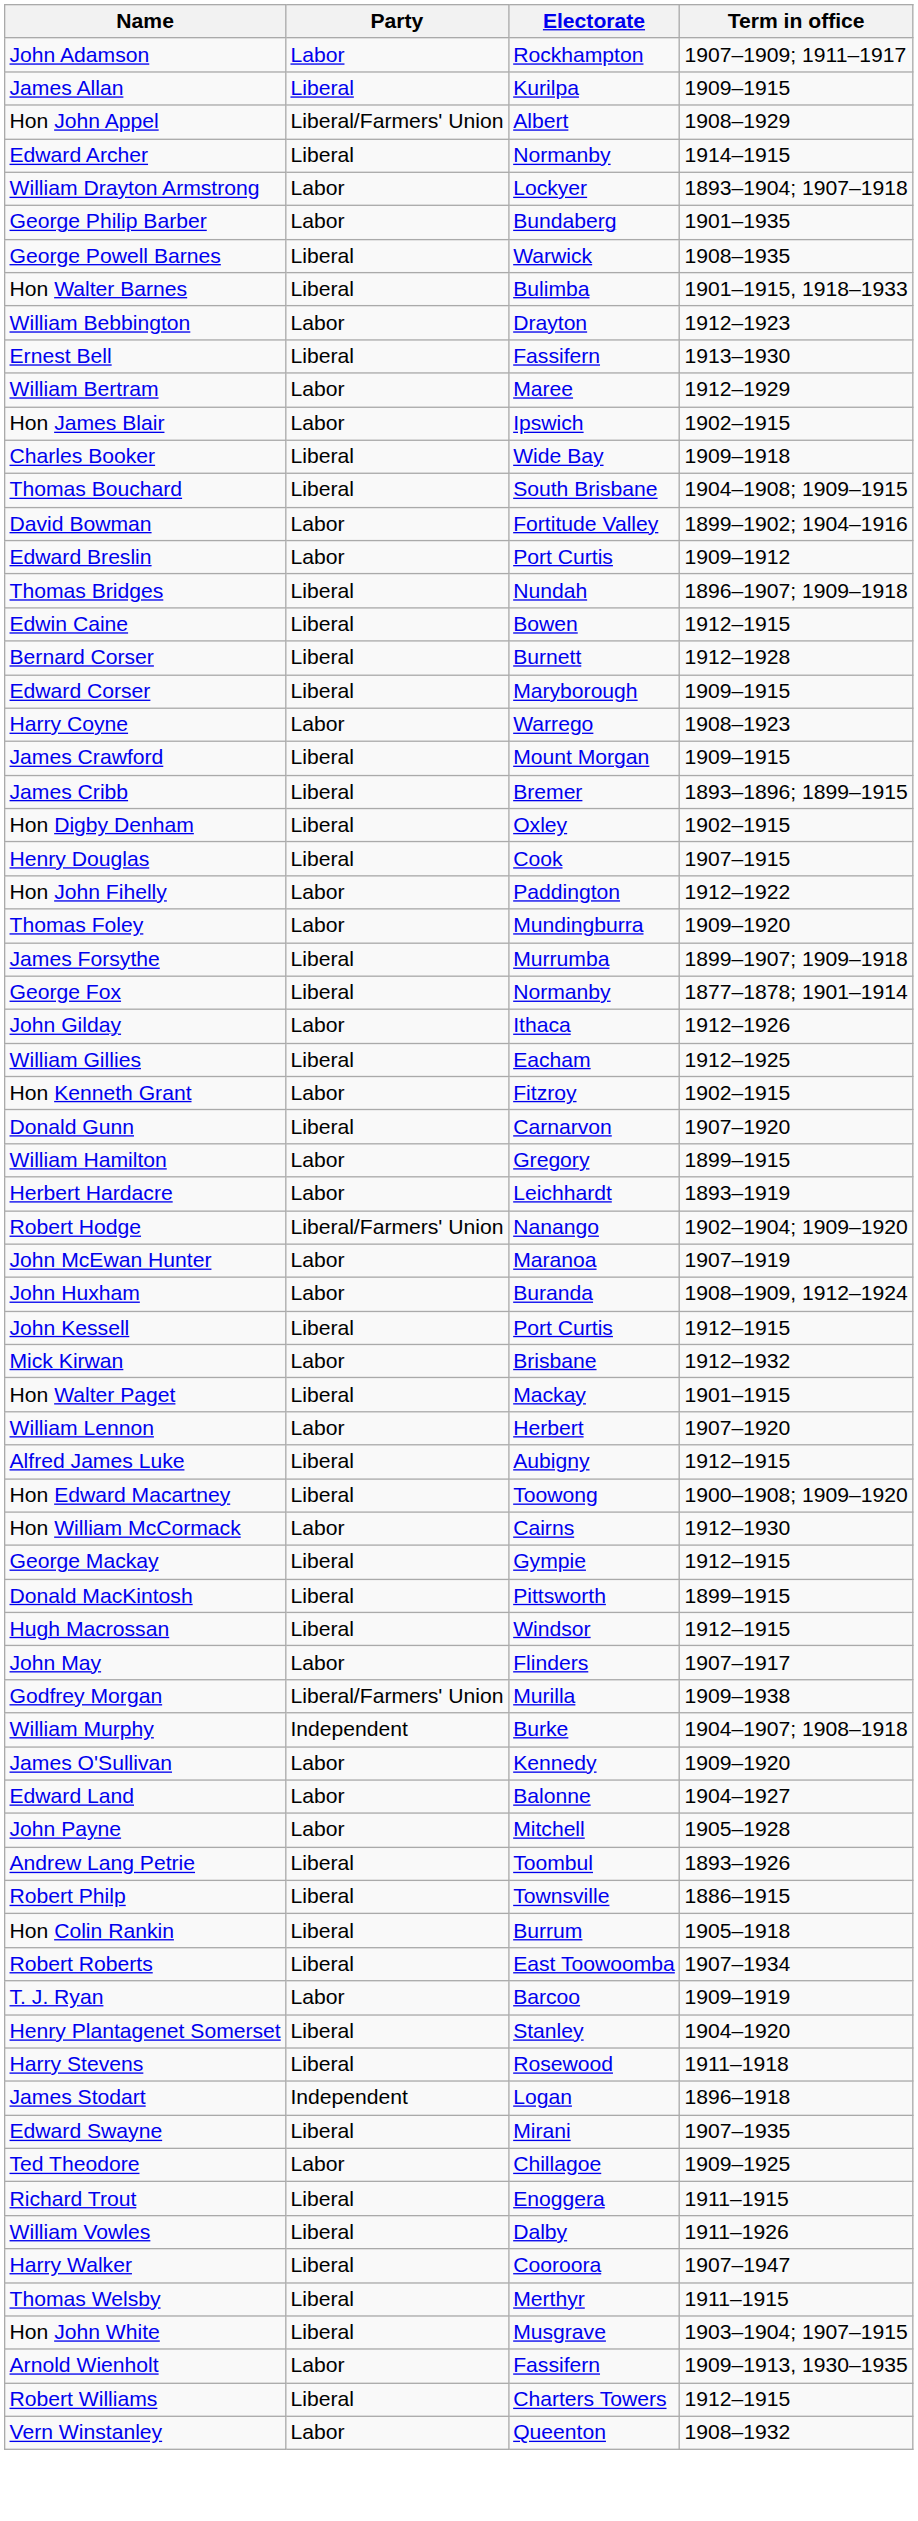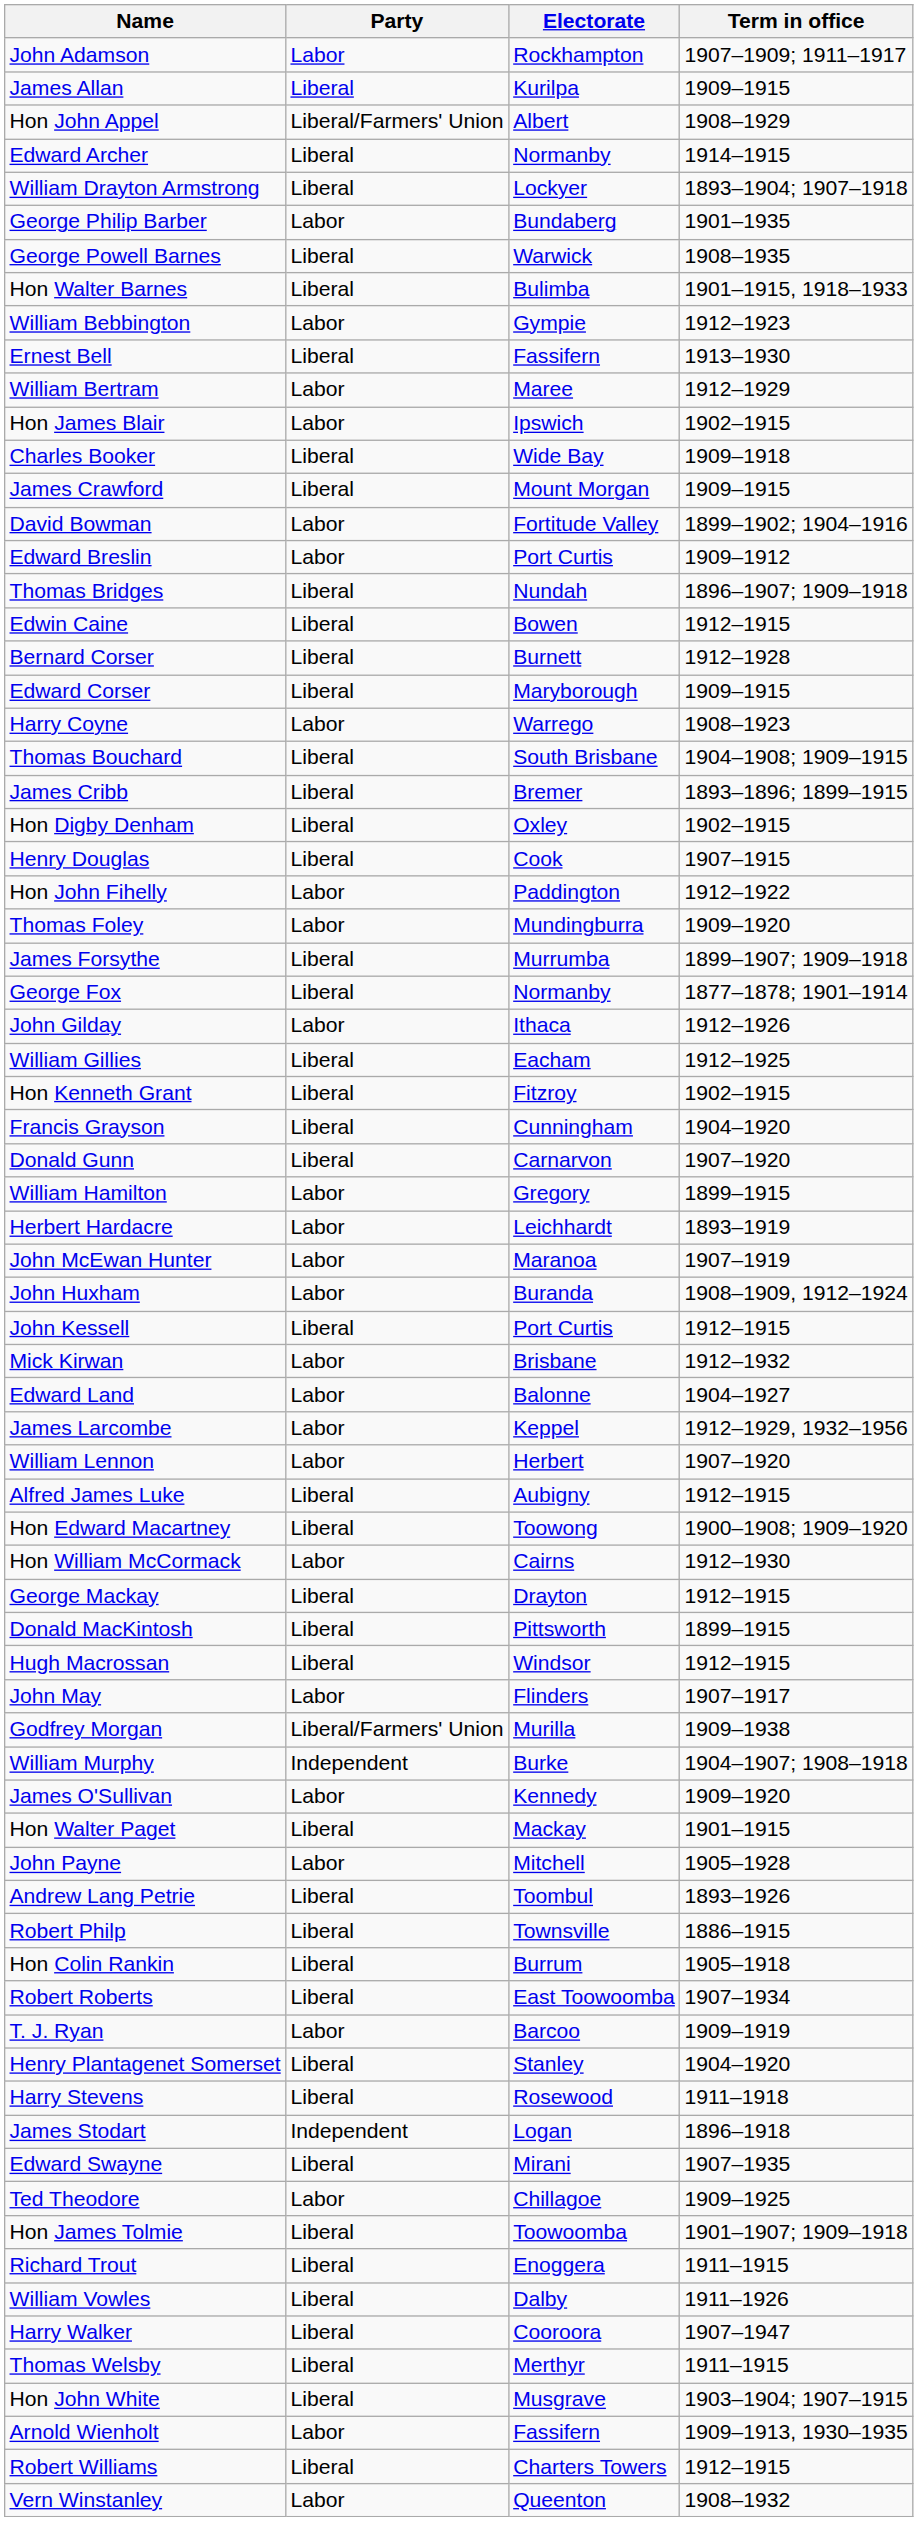(317, 188) Labor -> (322, 188) Liberal
(550, 322) Drayton -> (550, 322) Gympie
rows swapped: (96, 490) <-> (86, 758)
(317, 1093) Labor -> (322, 1093) Liberal
+ row: (87, 1126)
- row: (75, 1227)
rows swapped: (72, 1796) <-> (92, 1394)
+ row: (91, 1428)
(550, 1562) Gympie -> (550, 1595) Drayton
+ row: (96, 2231)
